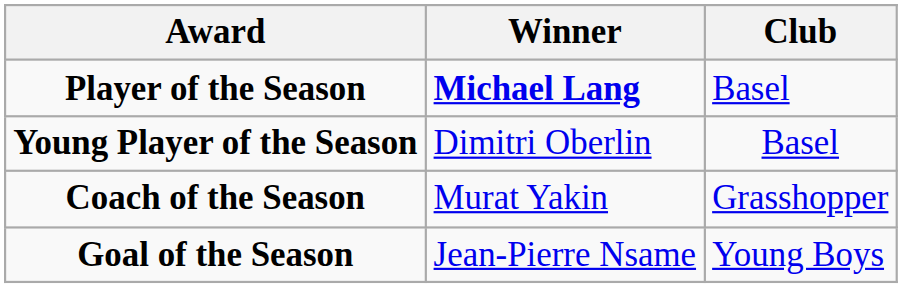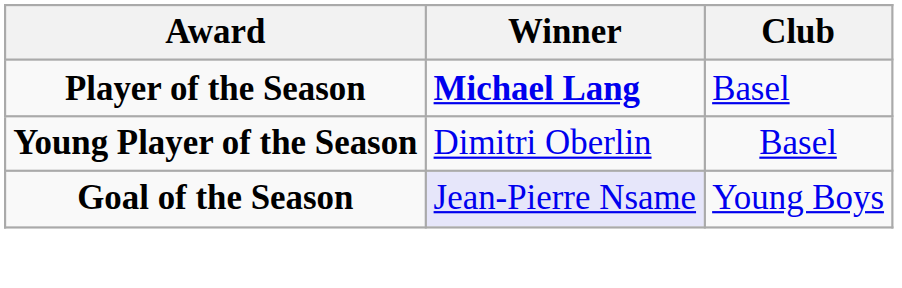- row: (215, 198)
(565, 253) no background -> (565, 198) lavender background
